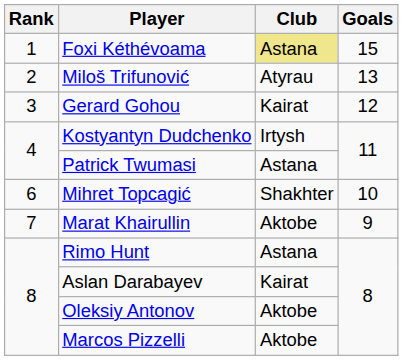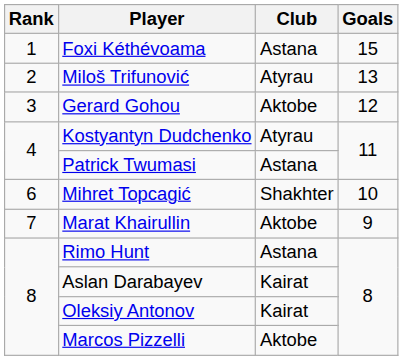(289, 48) khaki background -> (289, 48) no background
(284, 106) Kairat -> (289, 106) Aktobe
(282, 135) Irtysh -> (287, 135) Atyrau
(289, 310) Aktobe -> (284, 310) Kairat
